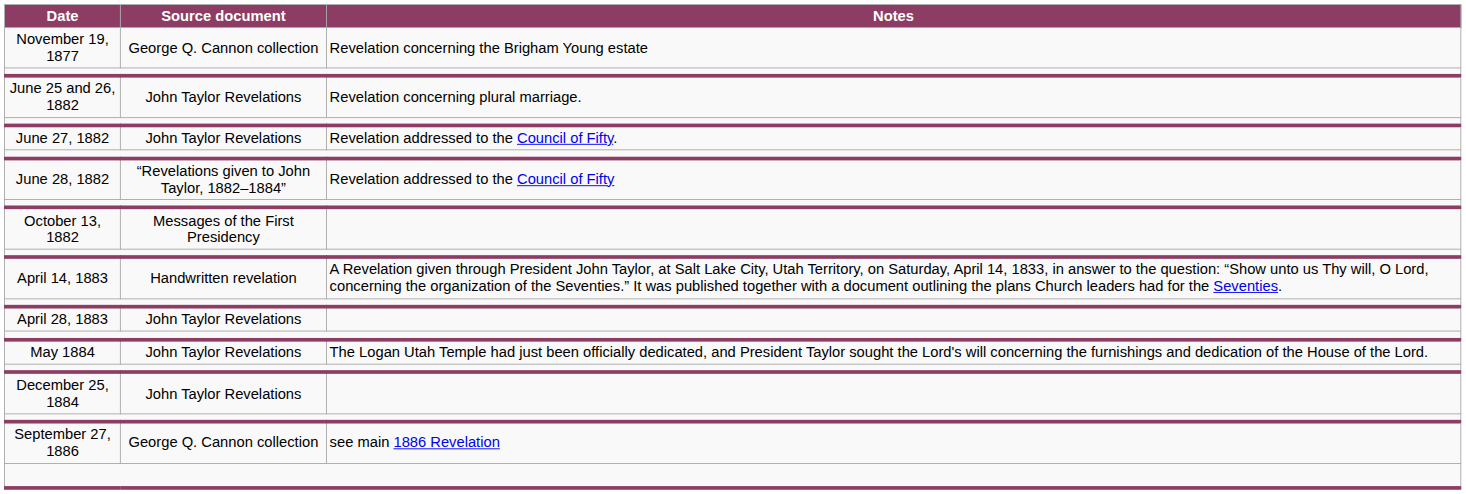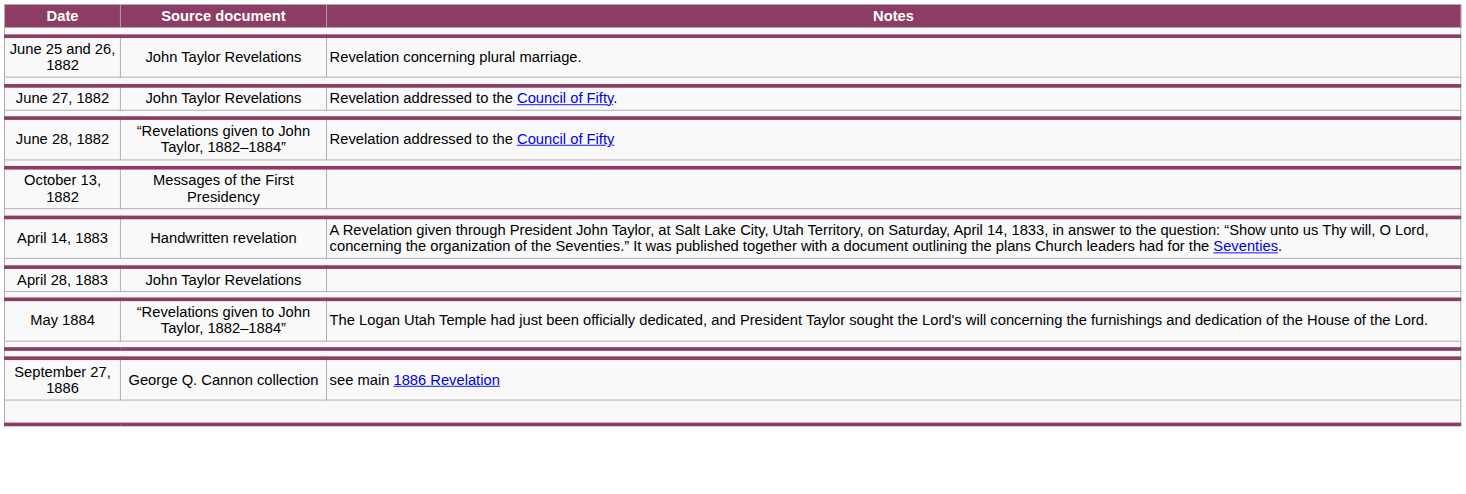- row: (63, 47)
(223, 352) John Taylor Revelations -> (223, 320) “Revelations given to John Taylor, 1882–1884”
- row: (63, 393)
